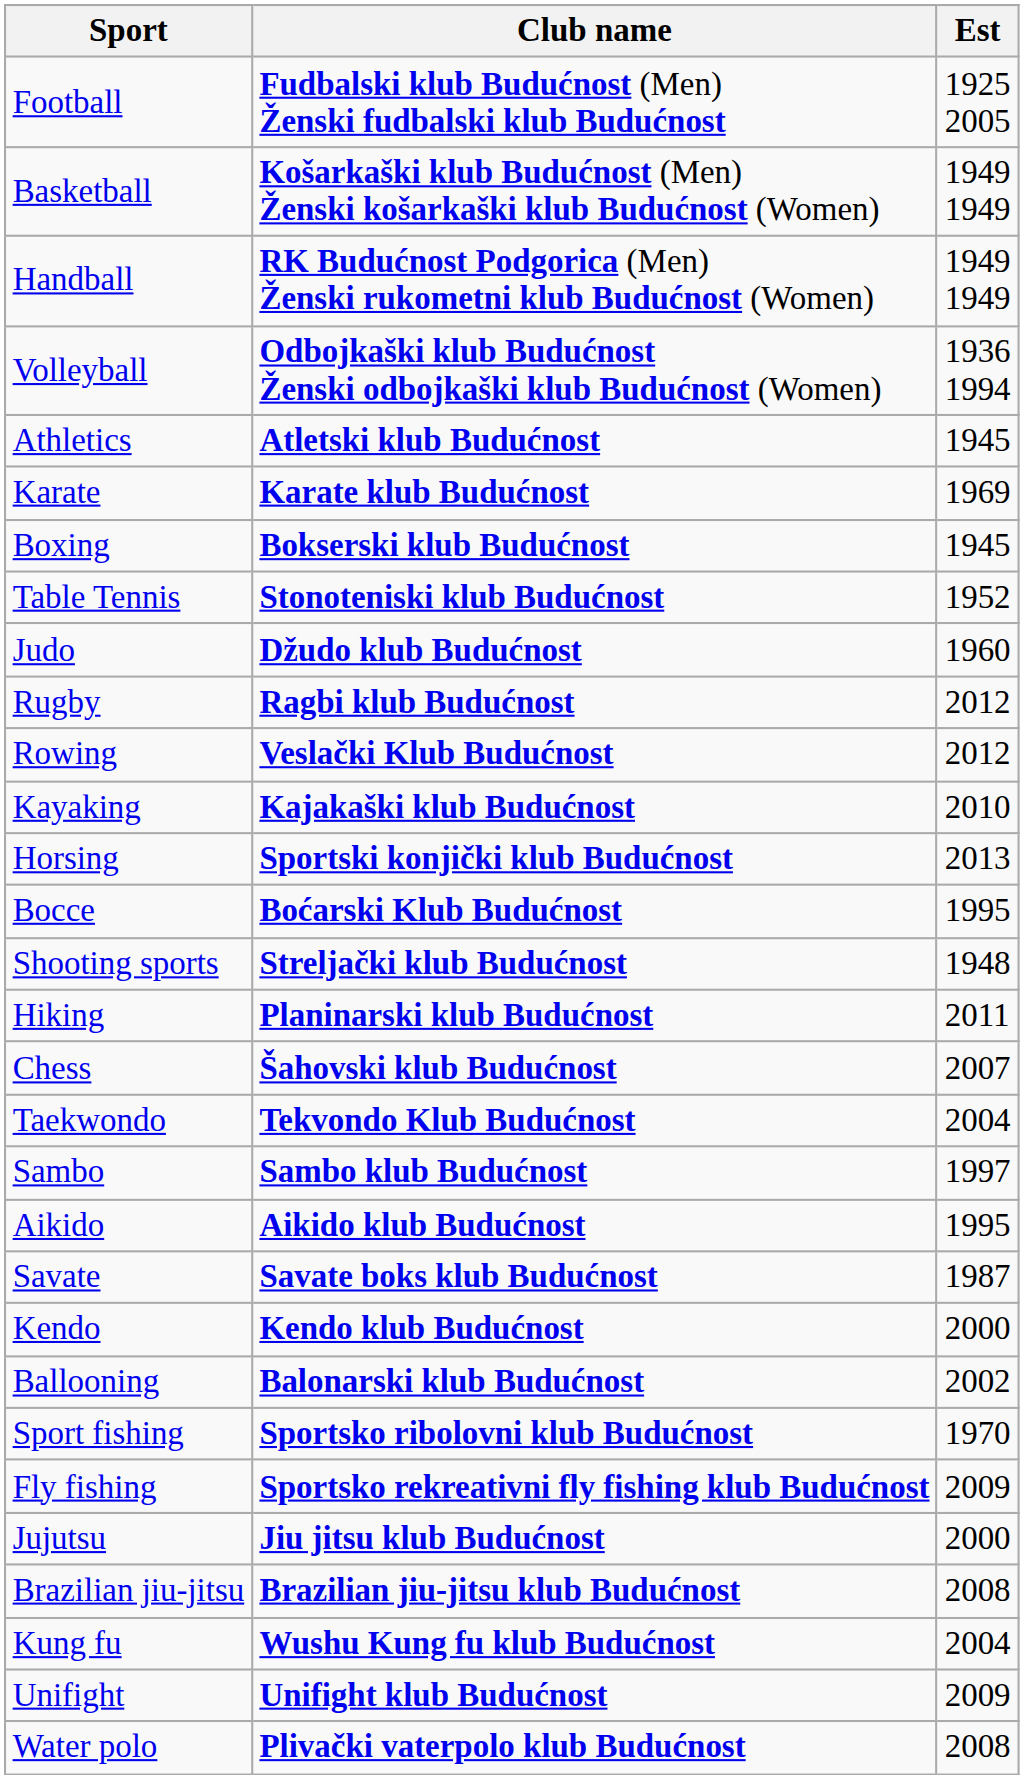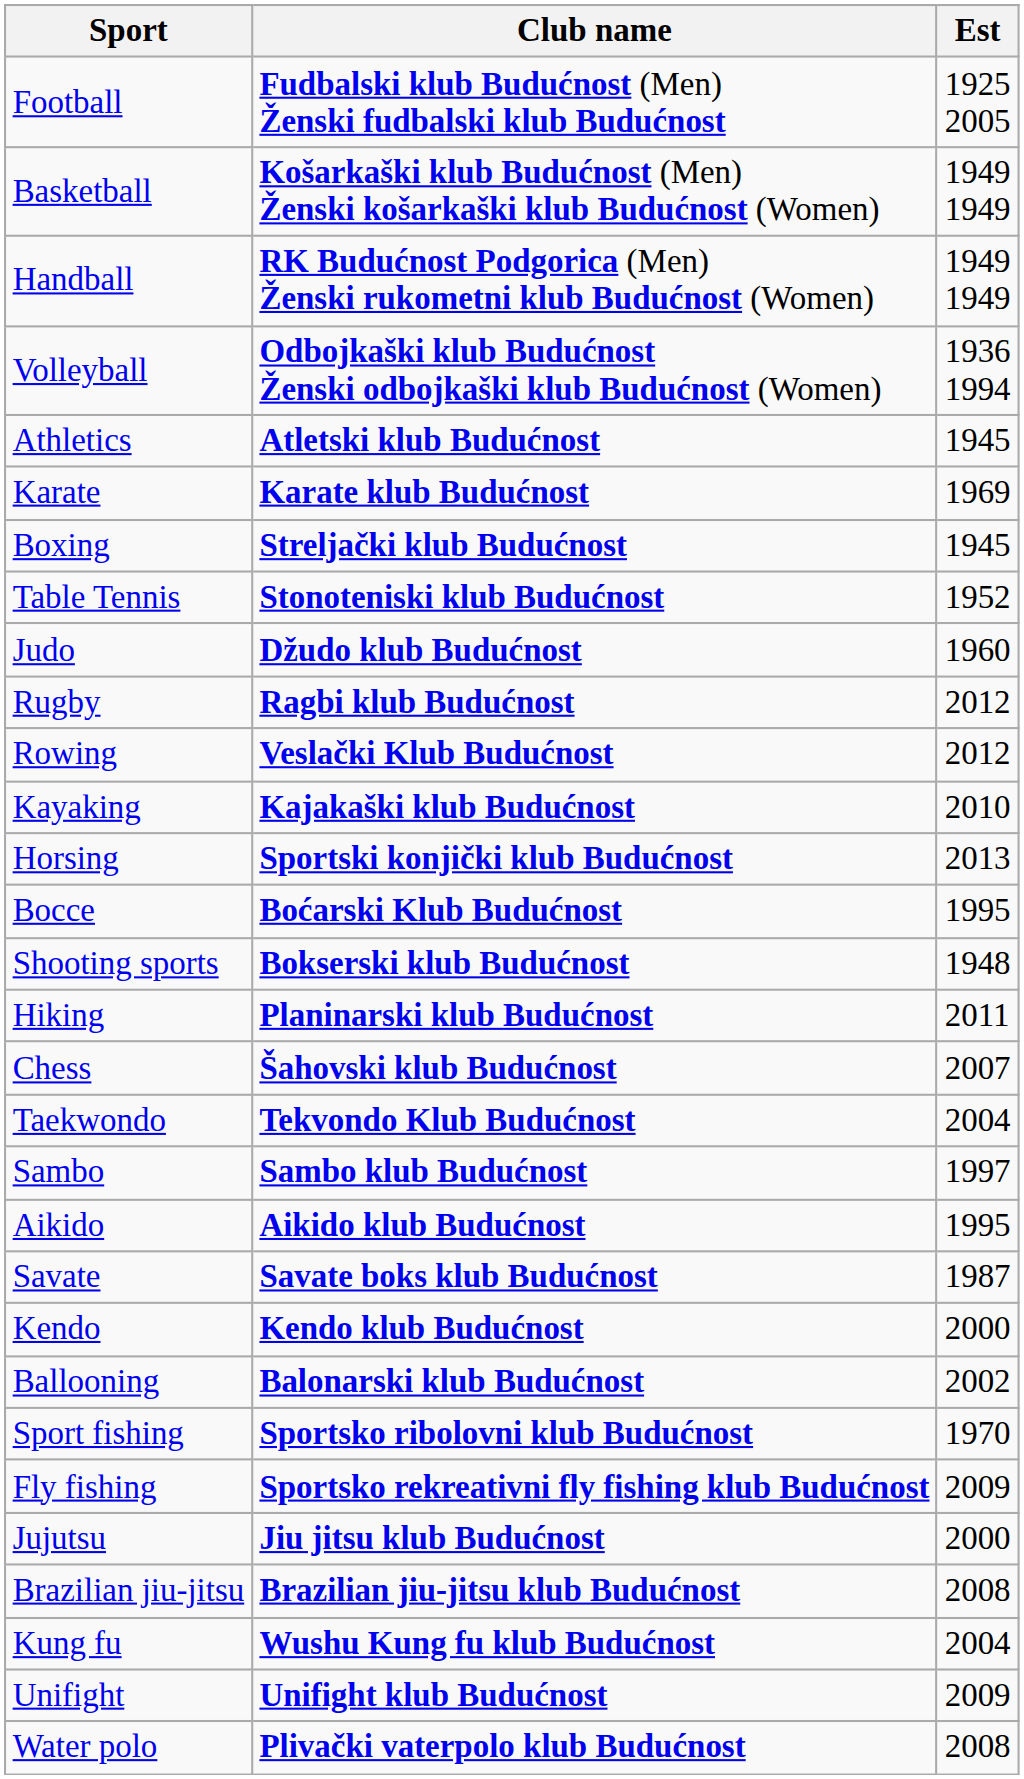(444, 544) Bokserski klub Budućnost -> (443, 544) Streljački klub Budućnost
(443, 963) Streljački klub Budućnost -> (444, 963) Bokserski klub Budućnost
